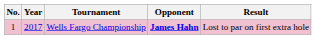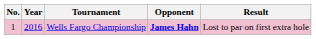(33, 27) 2017 -> (33, 27) 2016
